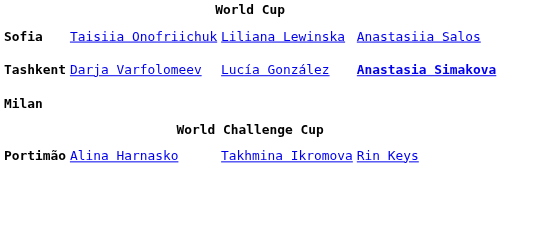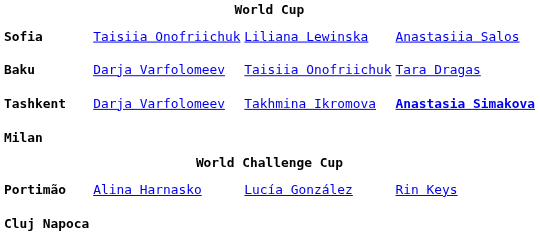+ row: (19, 69)
(275, 69) Lucía González -> (310, 103) Takhmina Ikromova
(287, 155) Takhmina Ikromova -> (299, 189) Lucía González
+ row: (47, 223)
